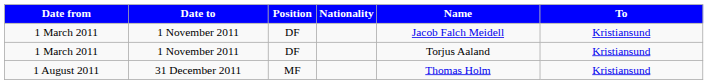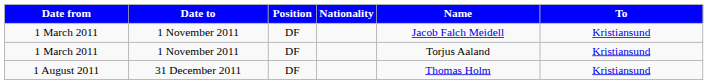(292, 70) MF -> (292, 70) DF
